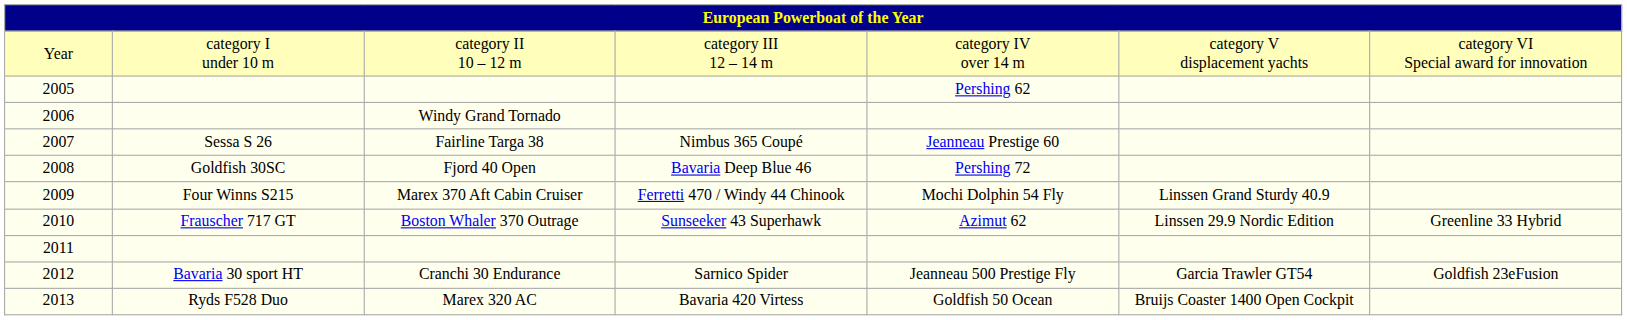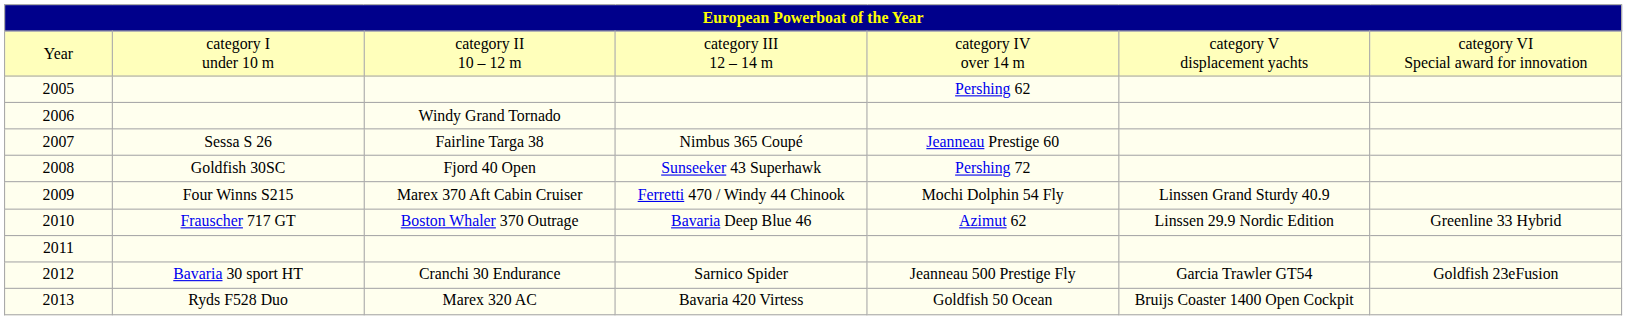(741, 169) Bavaria Deep Blue 46 -> (741, 169) Sunseeker 43 Superhawk
(741, 222) Sunseeker 43 Superhawk -> (741, 222) Bavaria Deep Blue 46
